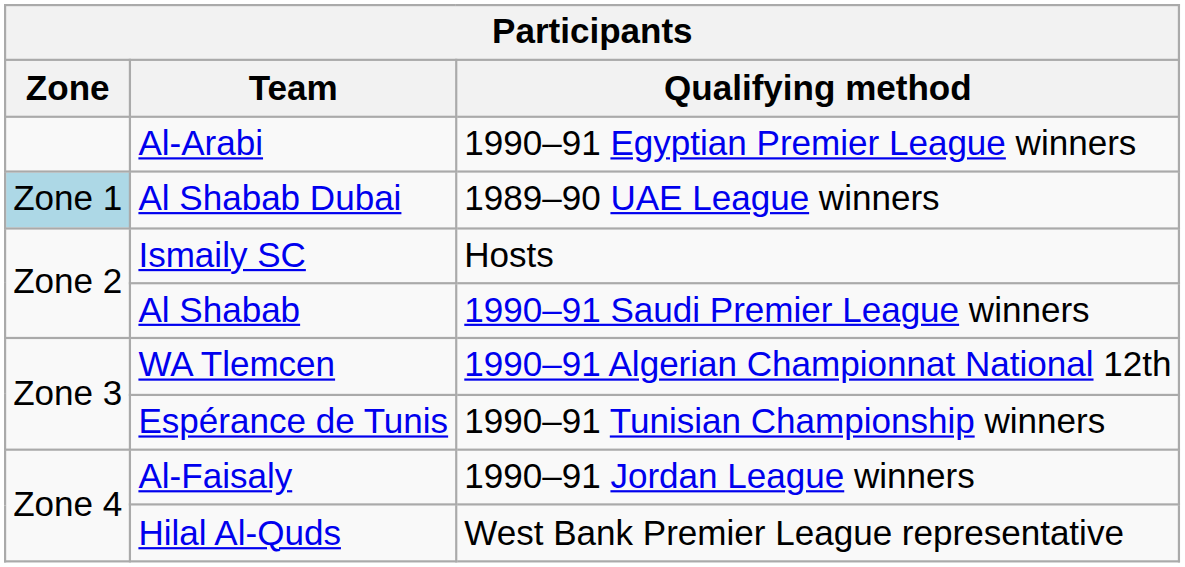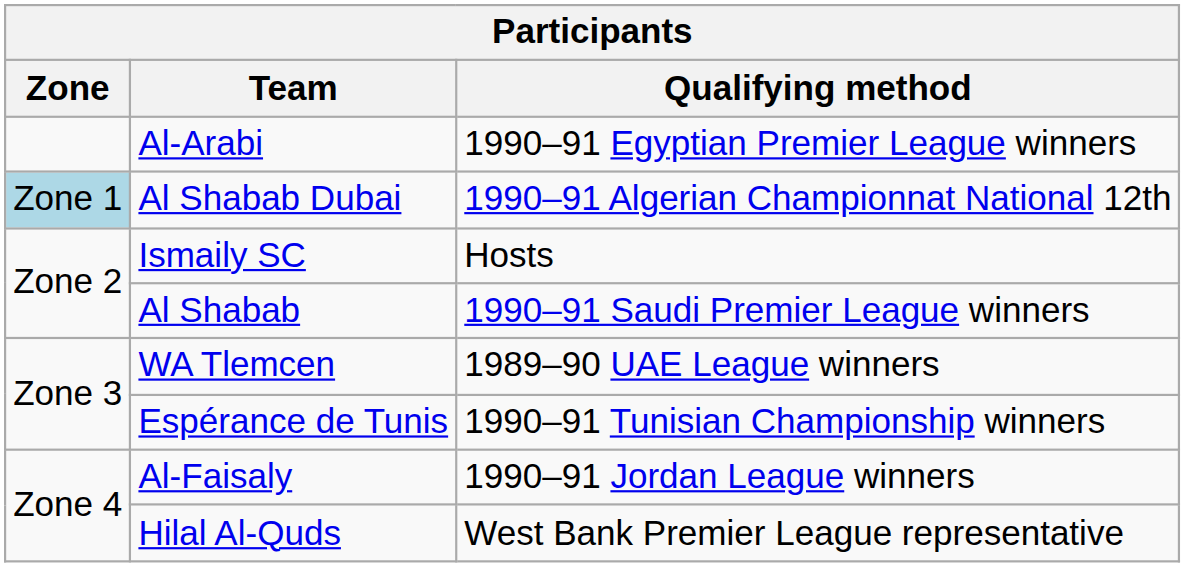(702, 198) 1989–90 UAE League winners -> (818, 198) 1990–91 Algerian Championnat National 12th
(818, 365) 1990–91 Algerian Championnat National 12th -> (702, 365) 1989–90 UAE League winners
